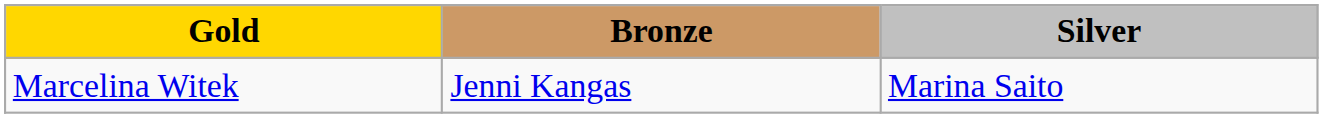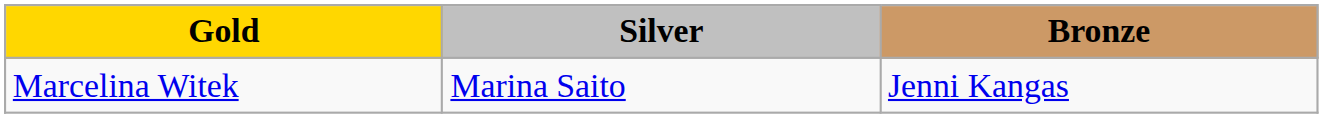columns swapped: (1099, 31) <-> (661, 31)
